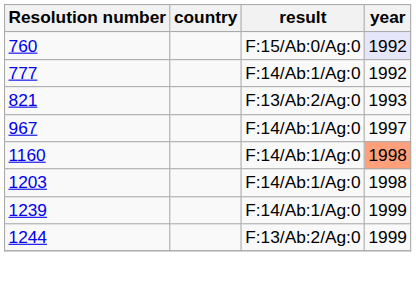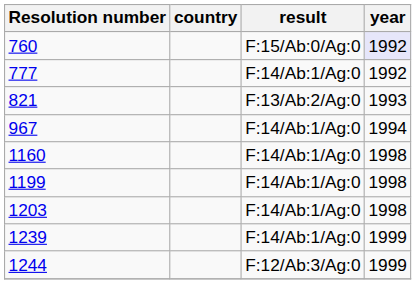(388, 127) 1997 -> (388, 127) 1994
(388, 155) lightsalmon background -> (388, 155) no background
+ row: (27, 182)
(303, 237) F:13/Ab:2/Ag:0 -> (303, 264) F:12/Ab:3/Ag:0
